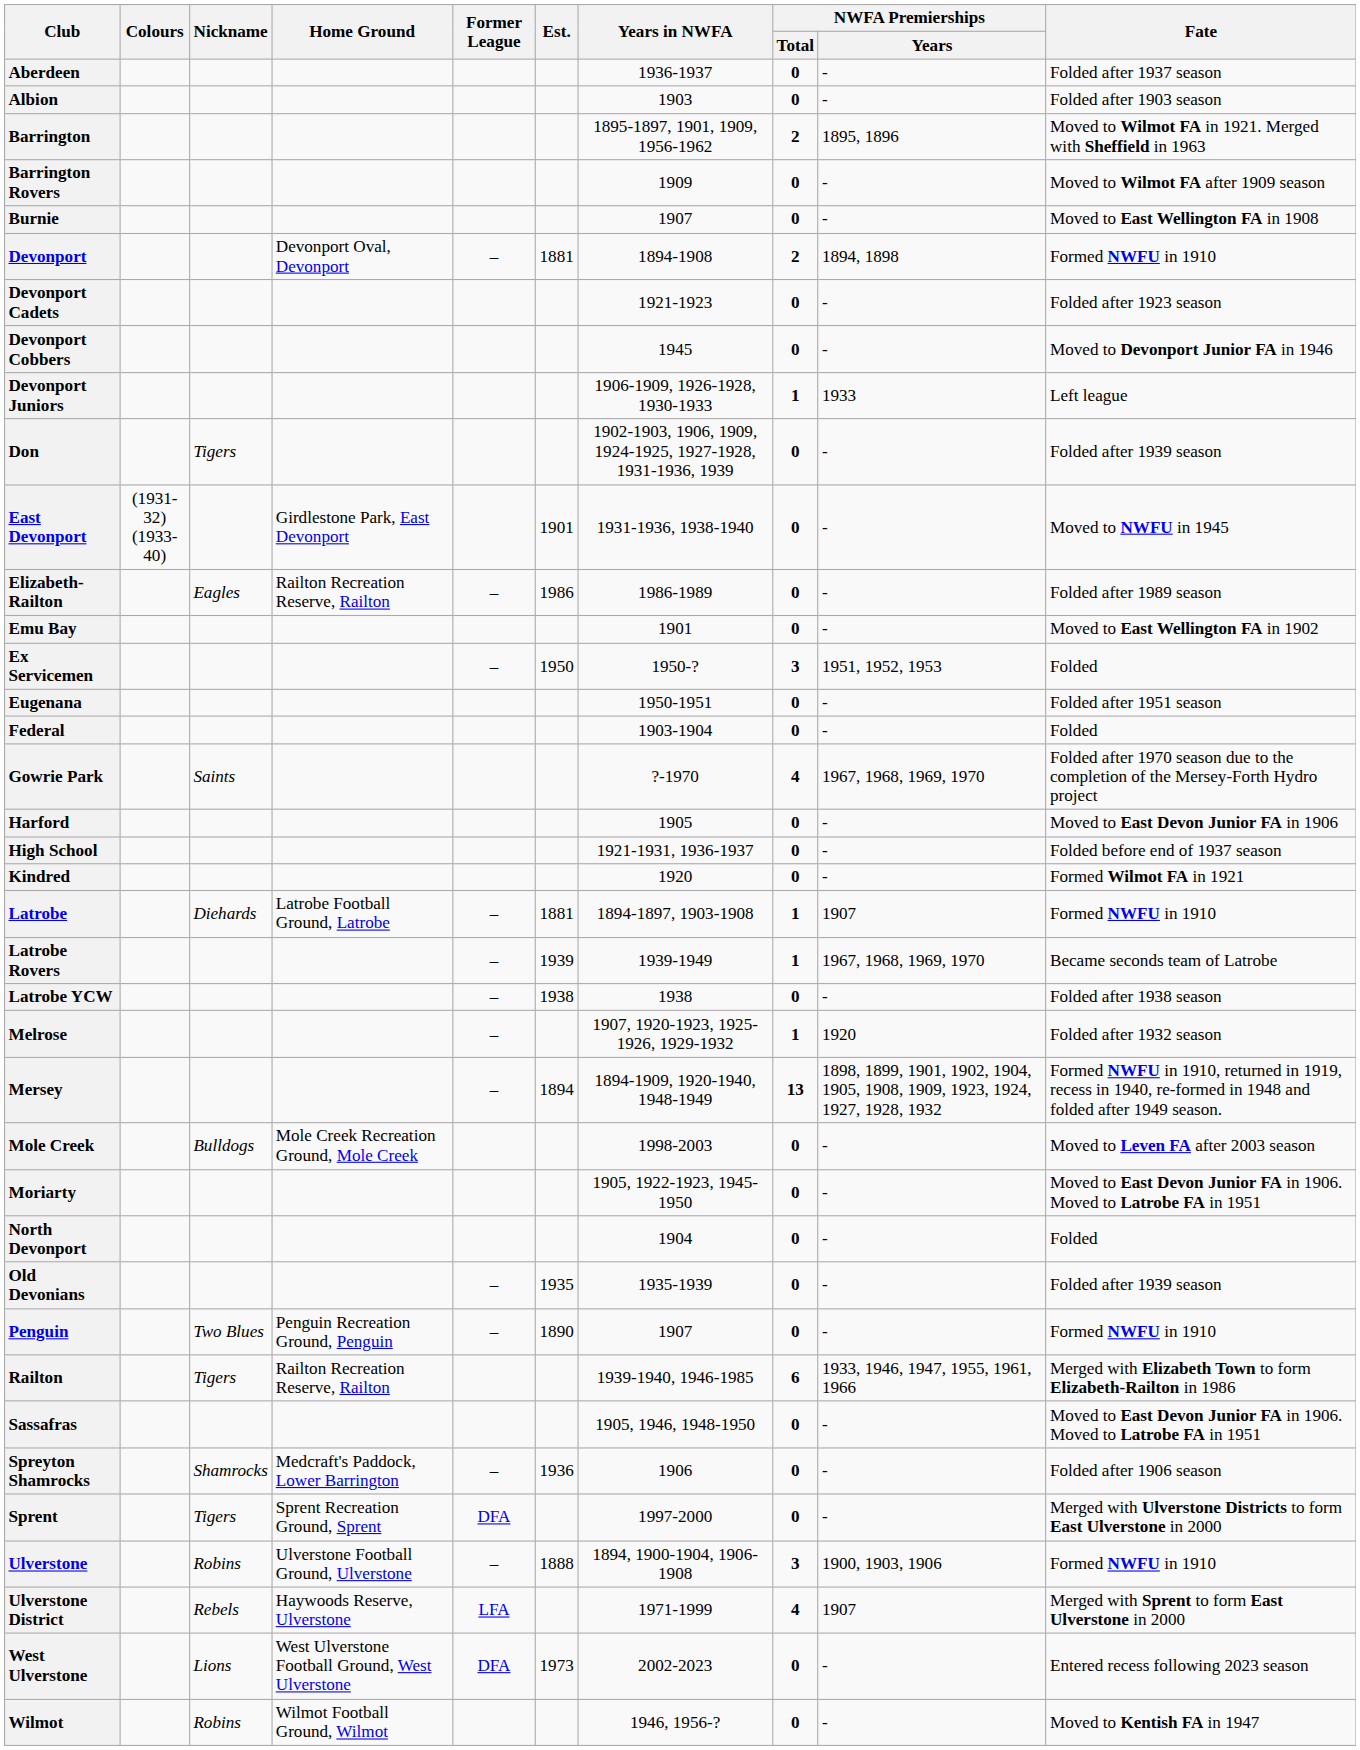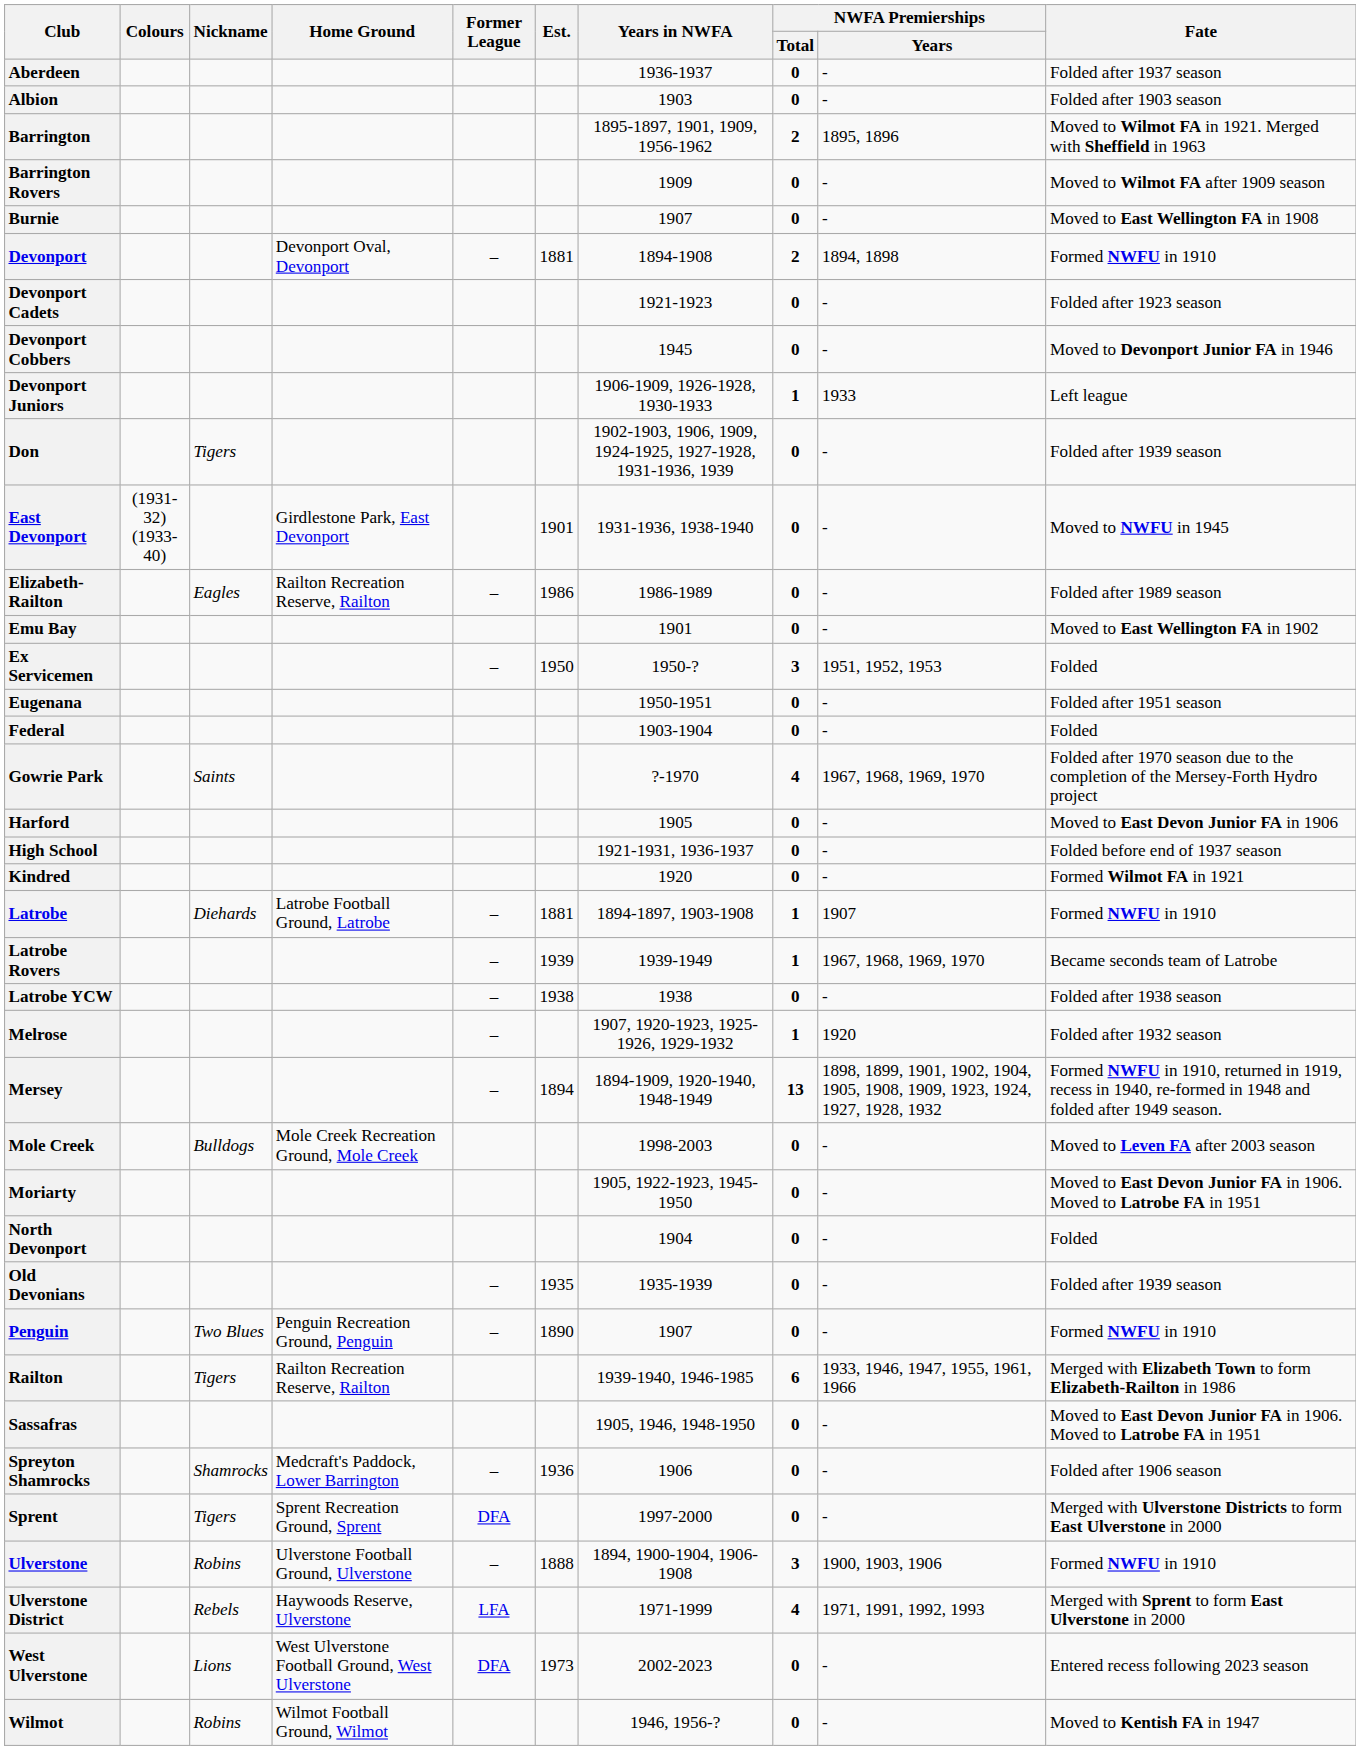(839, 1610) 1907 -> (903, 1610) 1971, 1991, 1992, 1993
